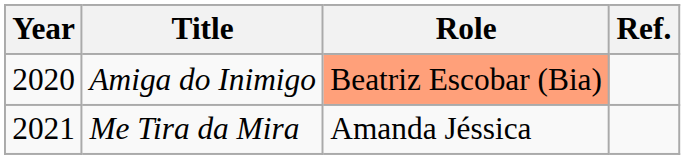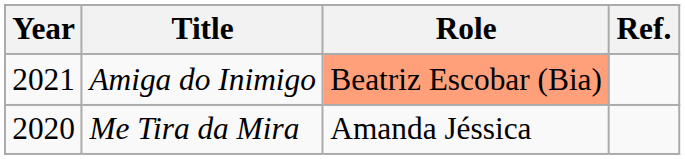(44, 79) 2020 -> (44, 79) 2021
(44, 128) 2021 -> (44, 128) 2020
